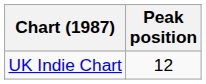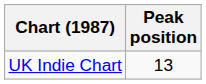(163, 65) 12 -> (163, 65) 13
